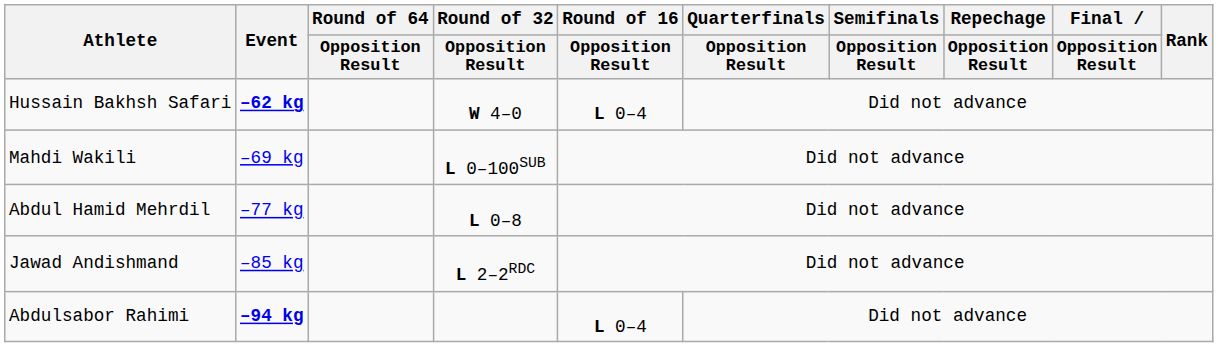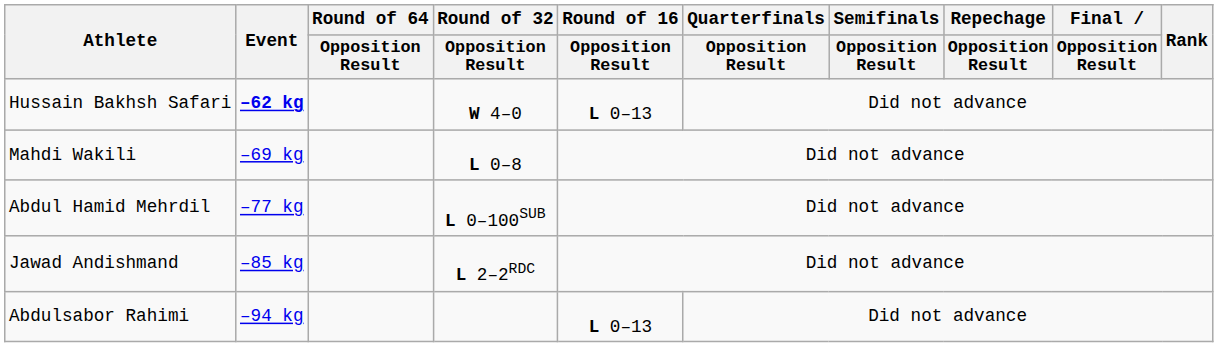(620, 115) L 0–4 -> (620, 115) L 0–13
(495, 168) L 0–100SUB -> (495, 165) L 0–8
(495, 221) L 0–8 -> (495, 218) L 0–100SUB
(272, 316) bold -> (272, 316) normal
(620, 327) L 0–4 -> (620, 327) L 0–13
